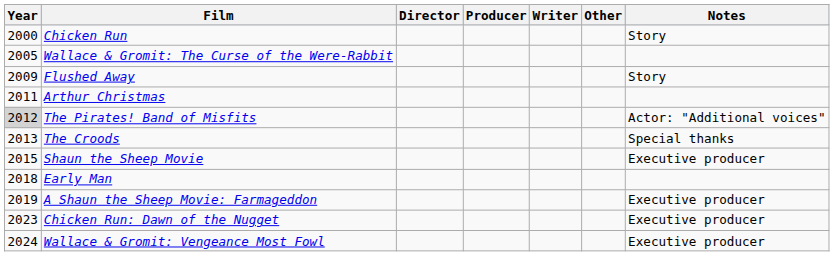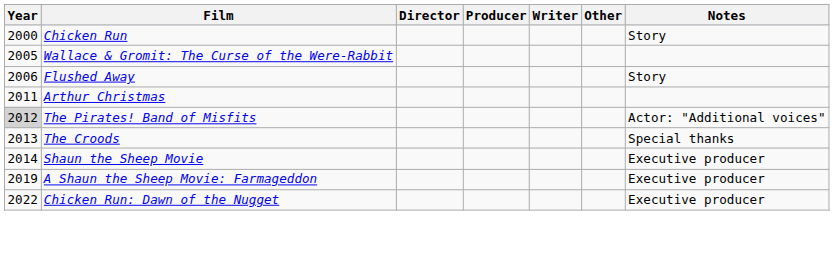(23, 76) 2009 -> (23, 76) 2006
(23, 159) 2015 -> (23, 159) 2014
- row: (78, 179)
(23, 220) 2023 -> (23, 200) 2022
- row: (184, 241)
